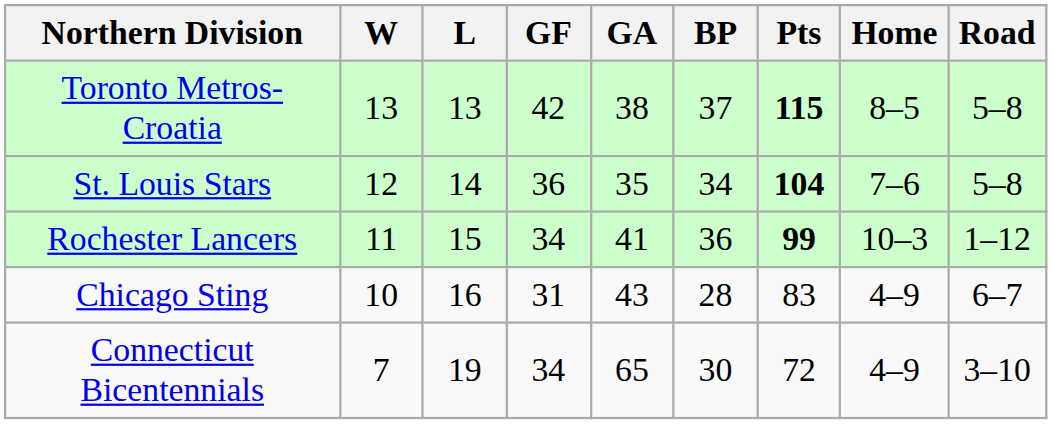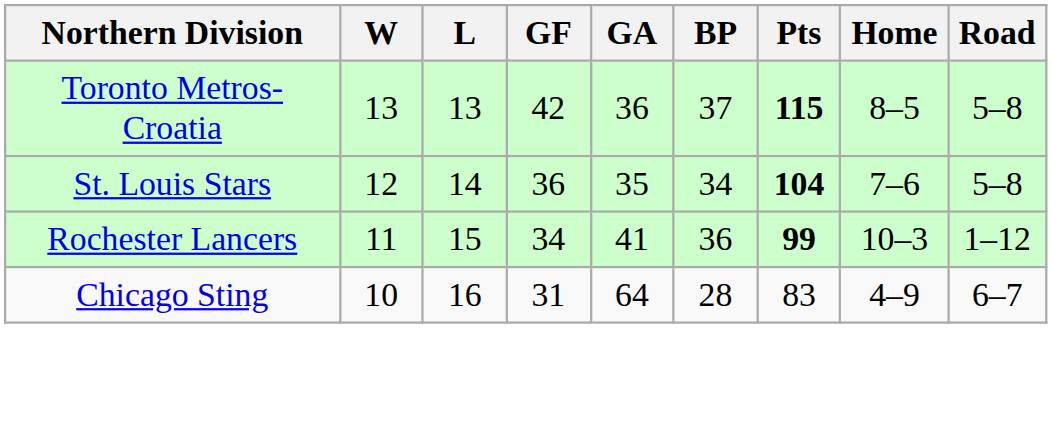(632, 108) 38 -> (632, 108) 36
(632, 295) 43 -> (632, 295) 64
- row: (172, 370)
